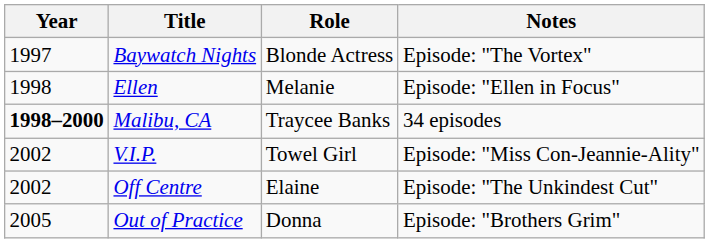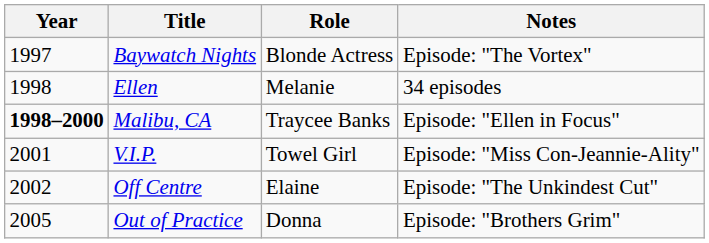(511, 87) Episode: "Ellen in Focus" -> (452, 87) 34 episodes
(452, 120) 34 episodes -> (511, 120) Episode: "Ellen in Focus"
(30, 154) 2002 -> (30, 154) 2001
